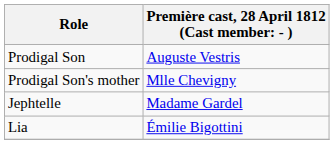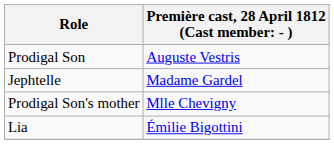rows swapped: (74, 80) <-> (34, 103)
